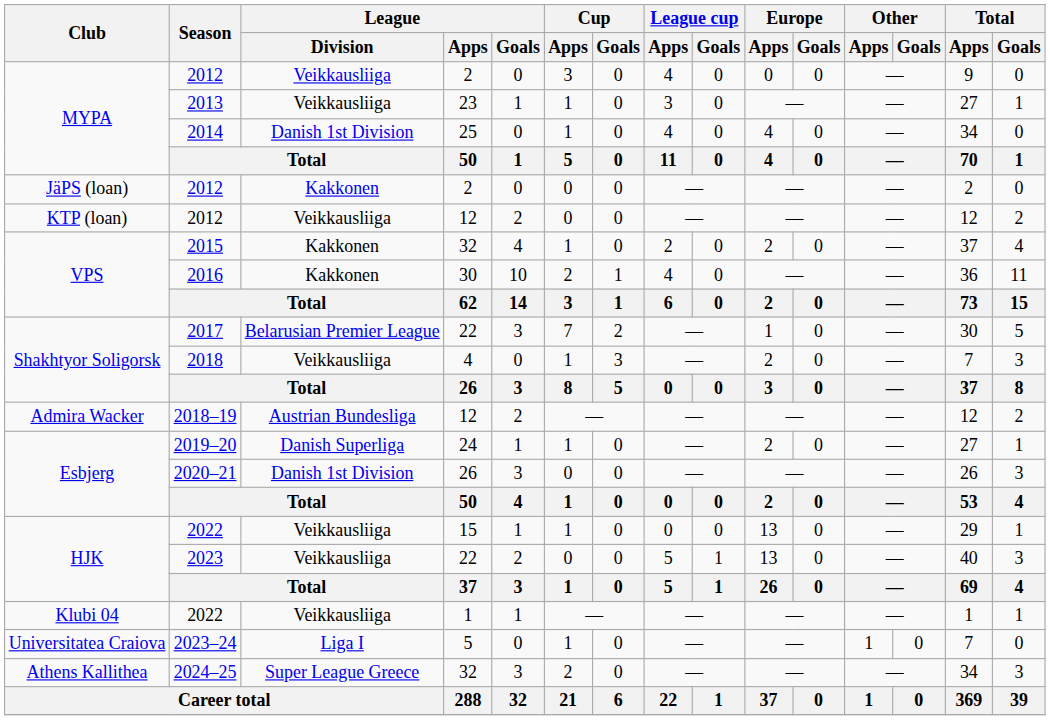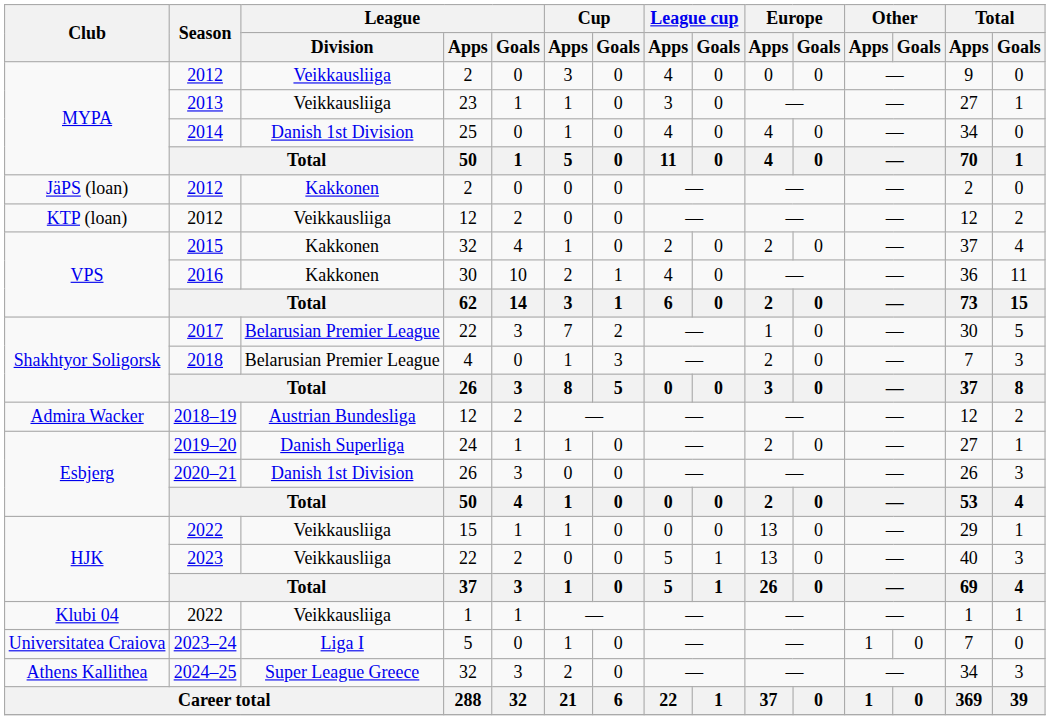(342, 359) Veikkausliiga -> (342, 359) Belarusian Premier League
